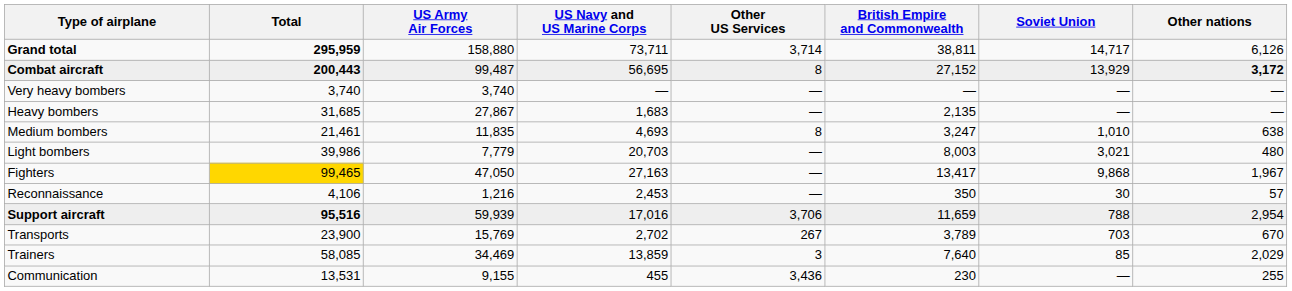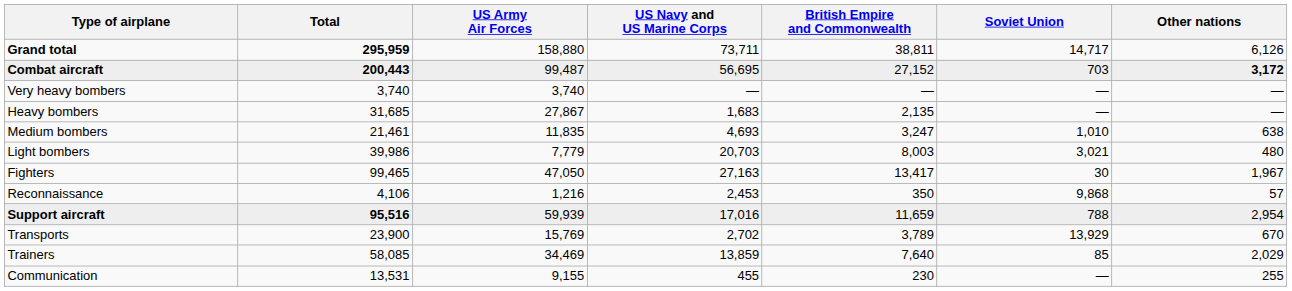- column: (748, 22)
(1110, 70) 13,929 -> (1098, 70) 703
(341, 173) gold background -> (390, 173) no background
(1114, 173) 9,868 -> (1102, 173) 30
(1123, 193) 30 -> (1093, 193) 9,868
(1119, 234) 703 -> (1089, 234) 13,929
